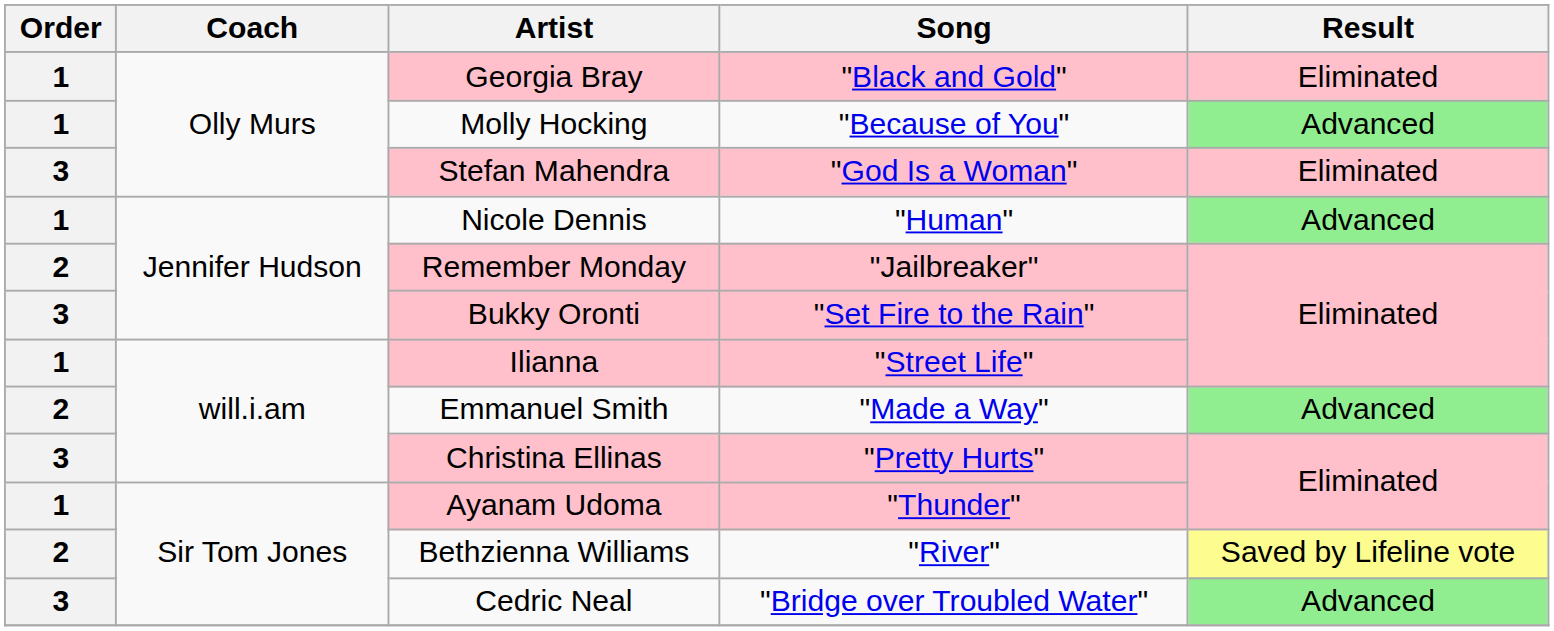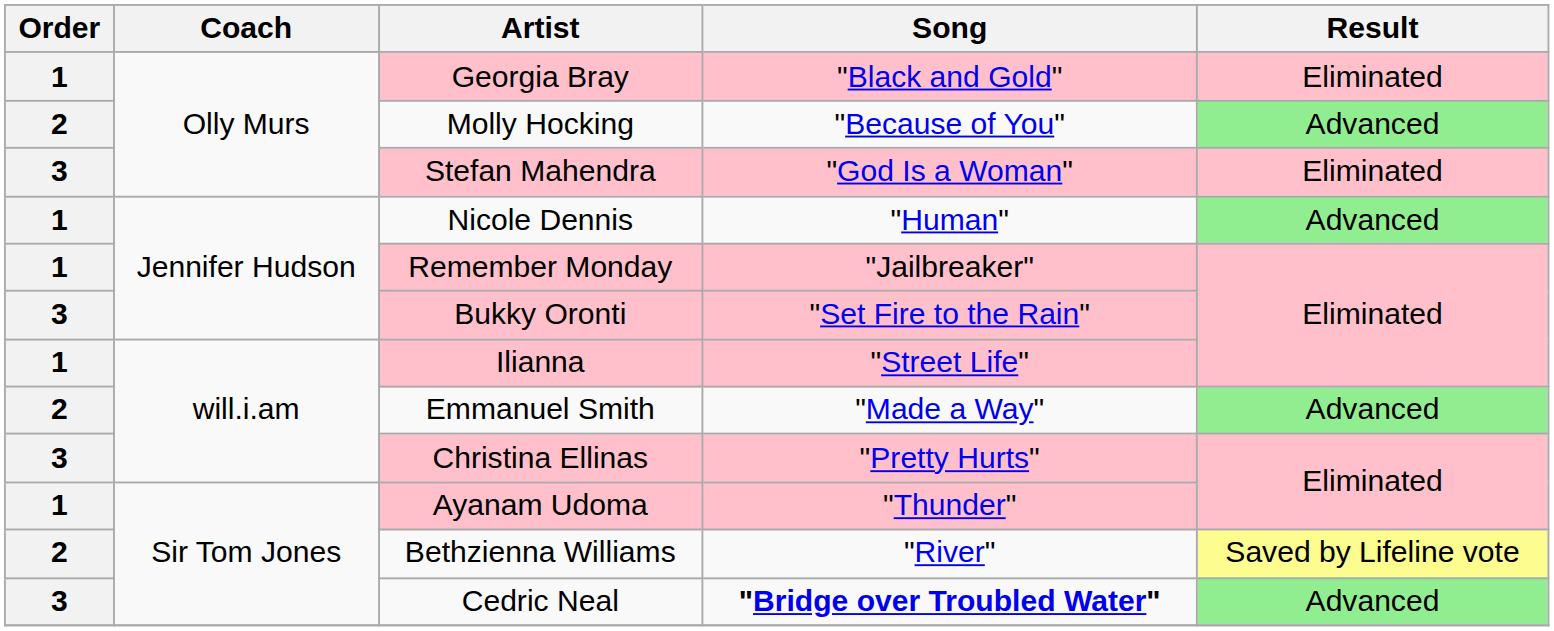(61, 123) 1 -> (59, 123) 2
(61, 266) 2 -> (59, 266) 1
(954, 600) normal -> (950, 600) bold
